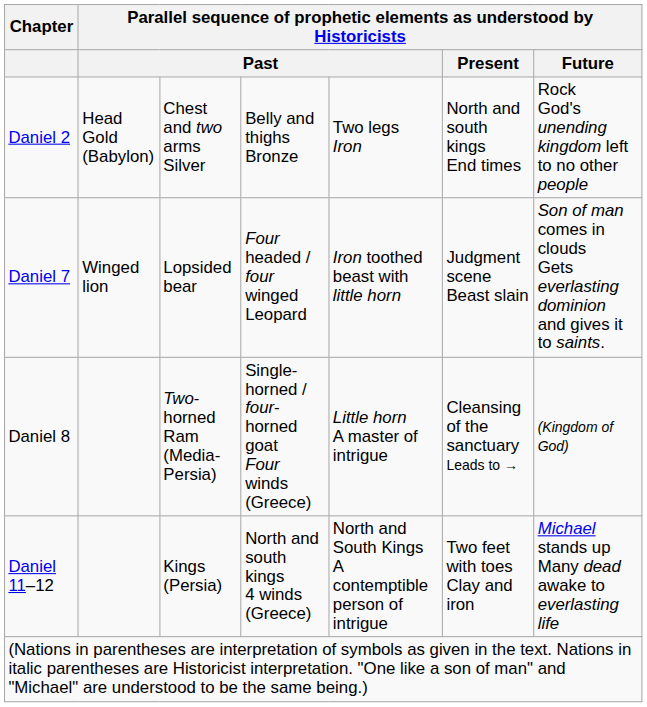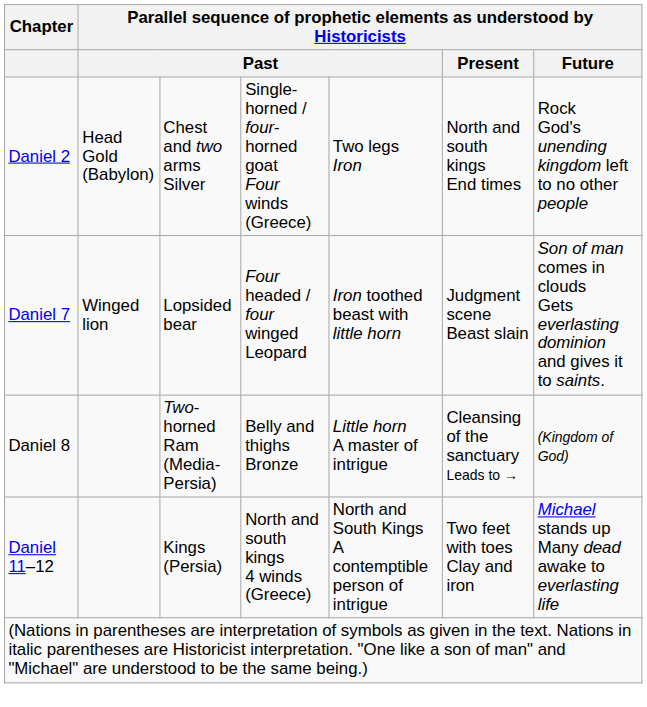(280, 137) Belly and thighs Bronze -> (278, 156) Single-horned / four-horned goat Four winds (Greece)
(278, 436) Single-horned / four-horned goat Four winds (Greece) -> (280, 445) Belly and thighs Bronze
